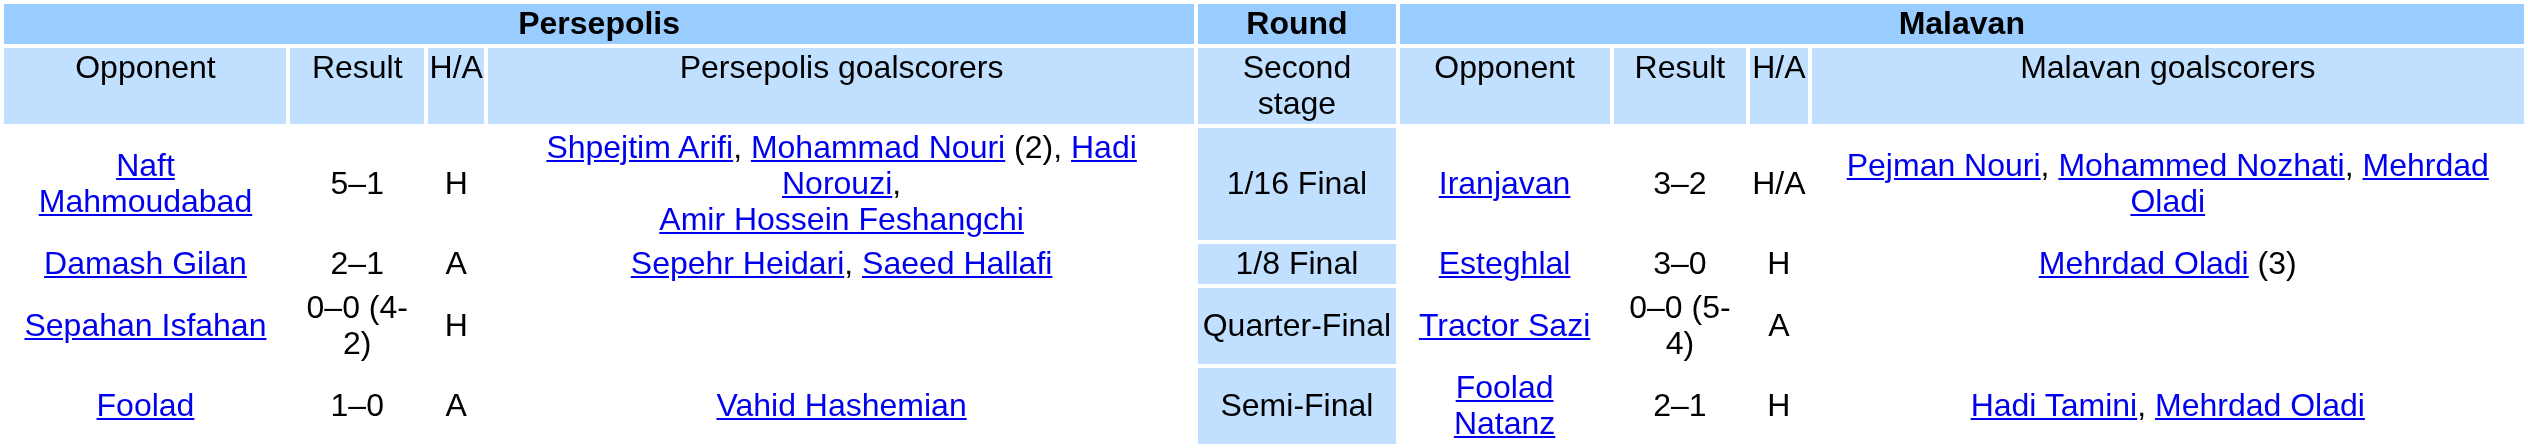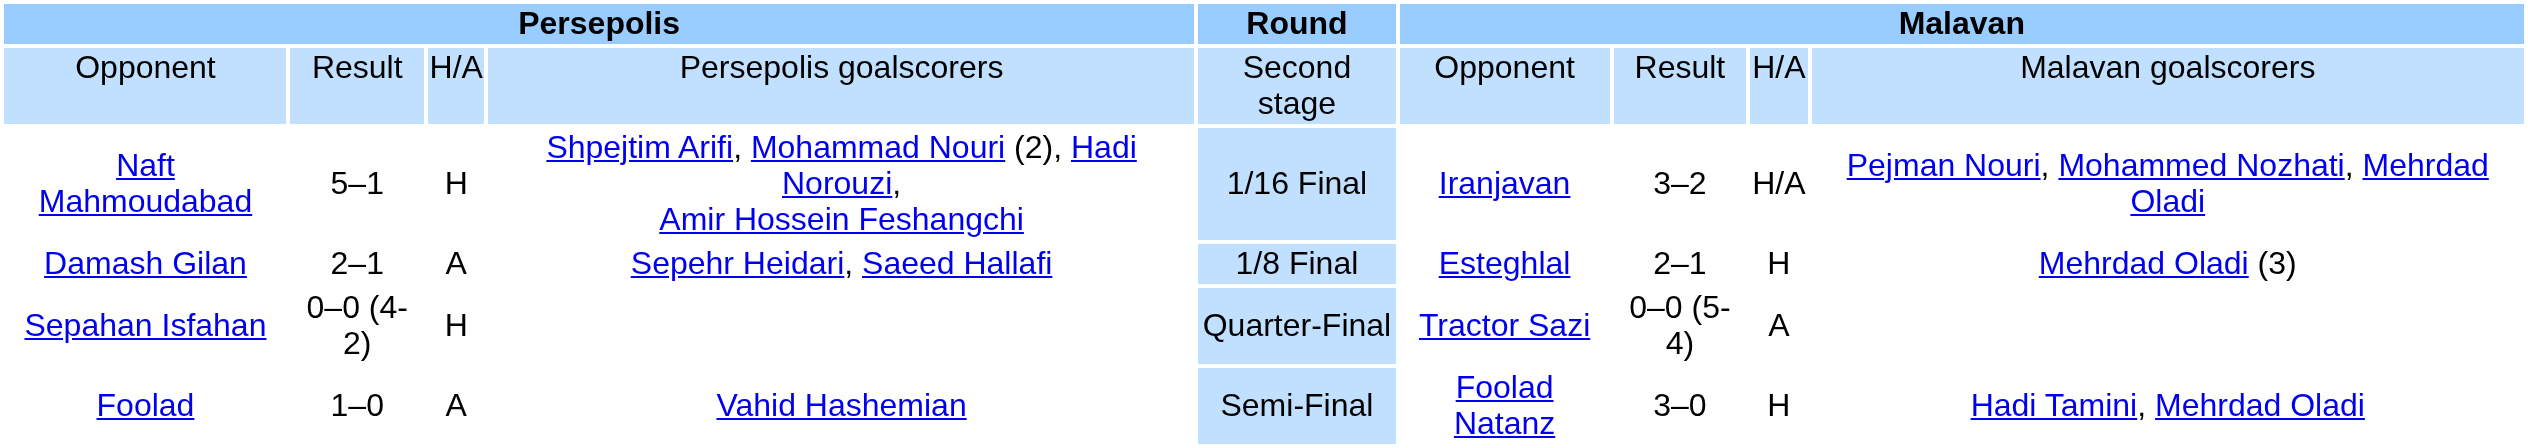(1680, 263) 3–0 -> (1680, 263) 2–1
(1680, 405) 2–1 -> (1680, 405) 3–0
